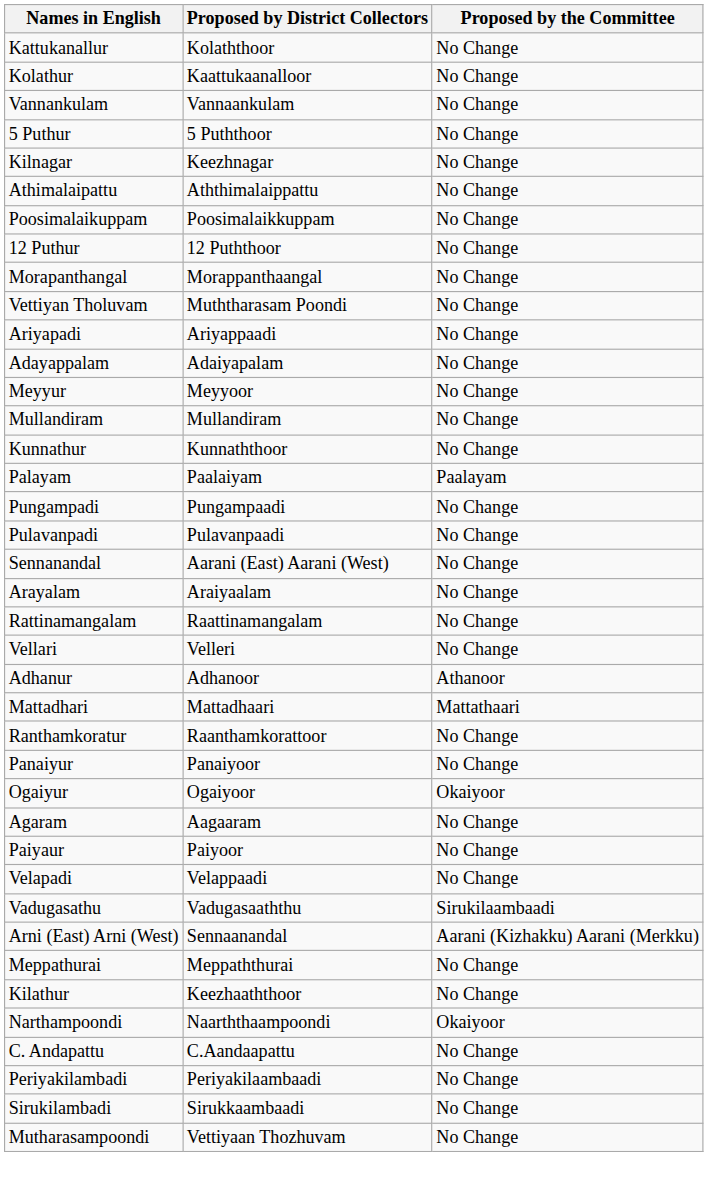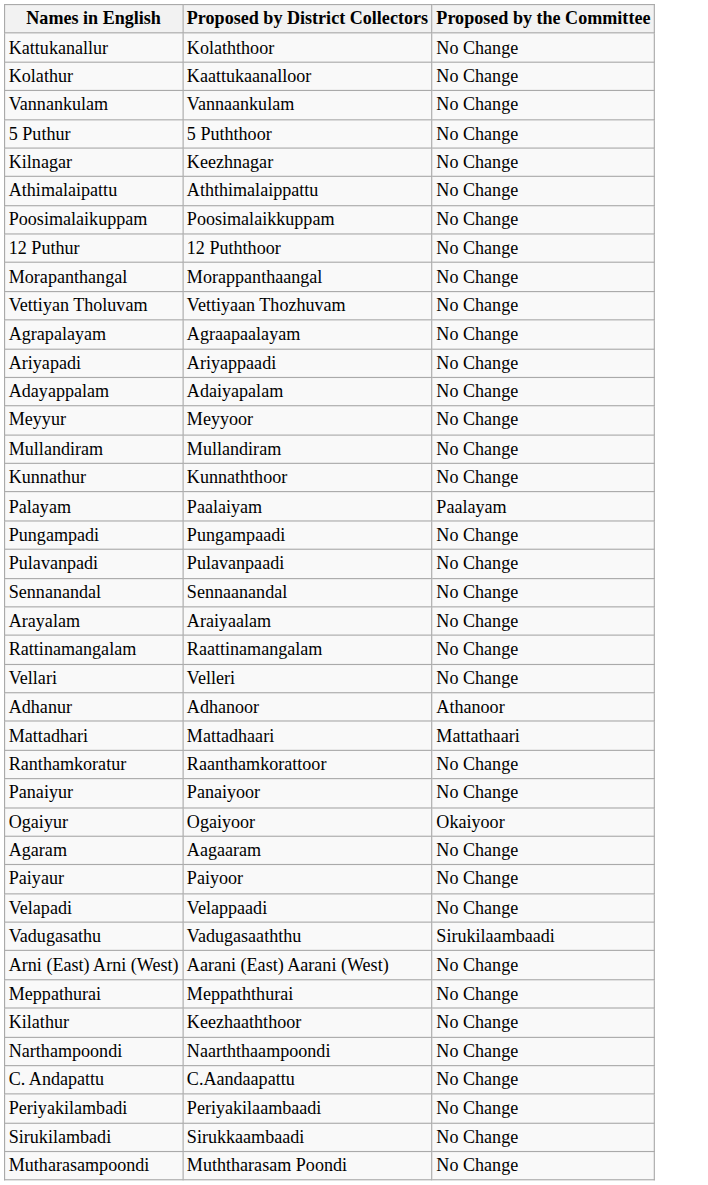(267, 305) Muththarasam Poondi -> (266, 305) Vettiyaan Thozhuvam
+ row: (57, 334)
(288, 563) Aarani (East) Aarani (West) -> (237, 592) Sennaanandal
(237, 936) Sennaanandal -> (288, 965) Aarani (East) Aarani (West)
(568, 936) Aarani (Kizhakku) Aarani (Merkku) -> (477, 965) No Change
(471, 1022) Okaiyoor -> (477, 1051) No Change
(266, 1137) Vettiyaan Thozhuvam -> (267, 1165) Muththarasam Poondi
